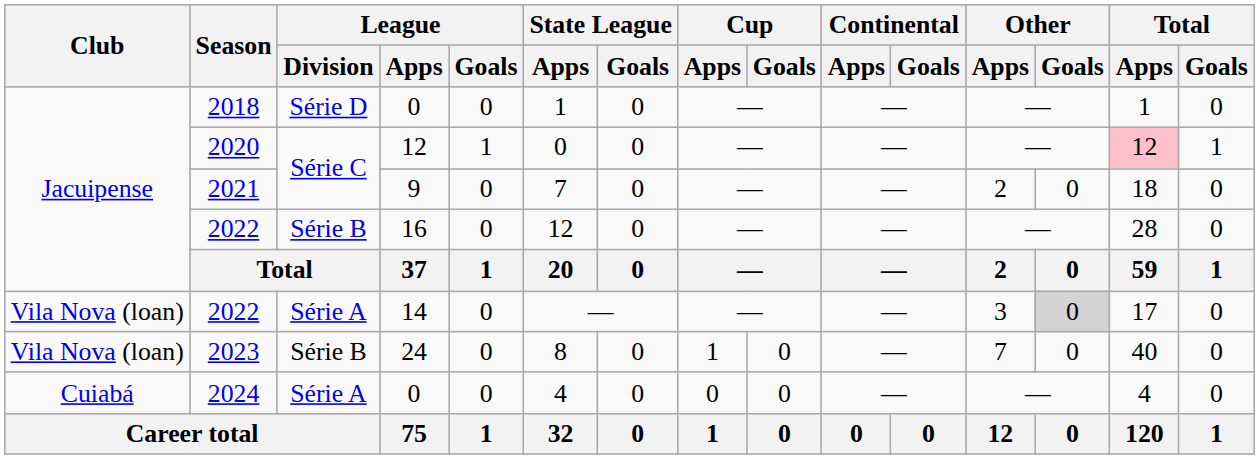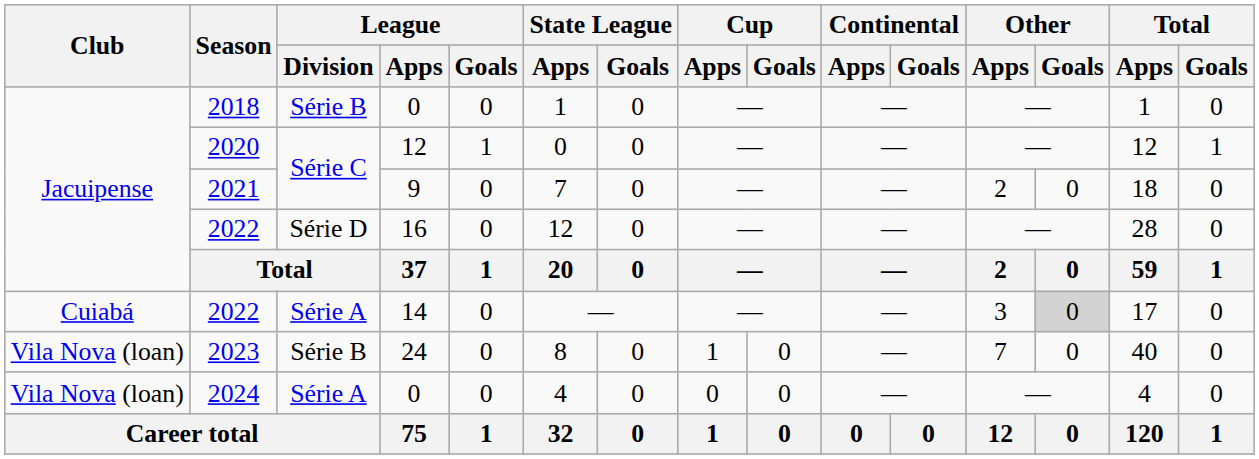(328, 106) Série D -> (328, 106) Série B
(1144, 147) pink background -> (1144, 147) no background
(328, 229) Série B -> (328, 229) Série D
(97, 310) Vila Nova (loan) -> (97, 310) Cuiabá
(97, 392) Cuiabá -> (97, 392) Vila Nova (loan)
